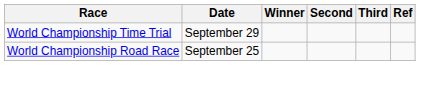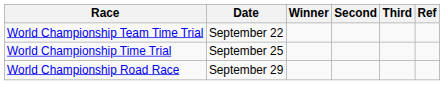+ row: (105, 32)
(222, 32) September 29 -> (246, 51) September 25
(222, 51) September 25 -> (246, 70) September 29
